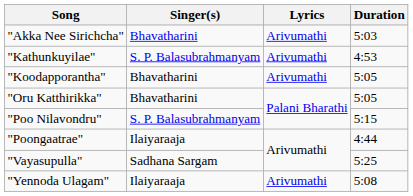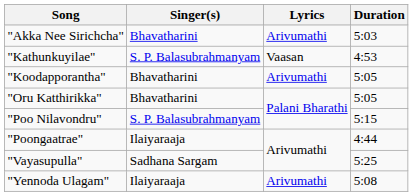(297, 56) Arivumathi -> (285, 56) Vaasan
